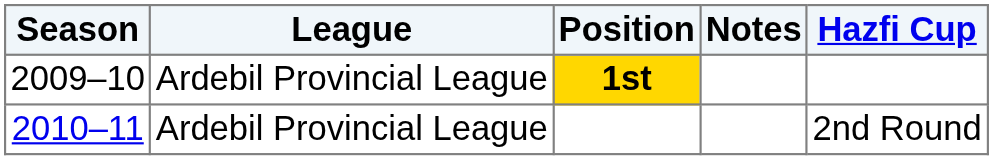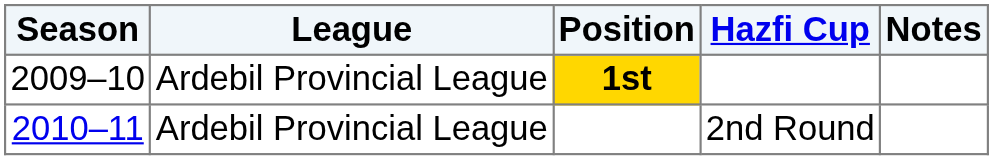columns swapped: (897, 29) <-> (754, 29)
